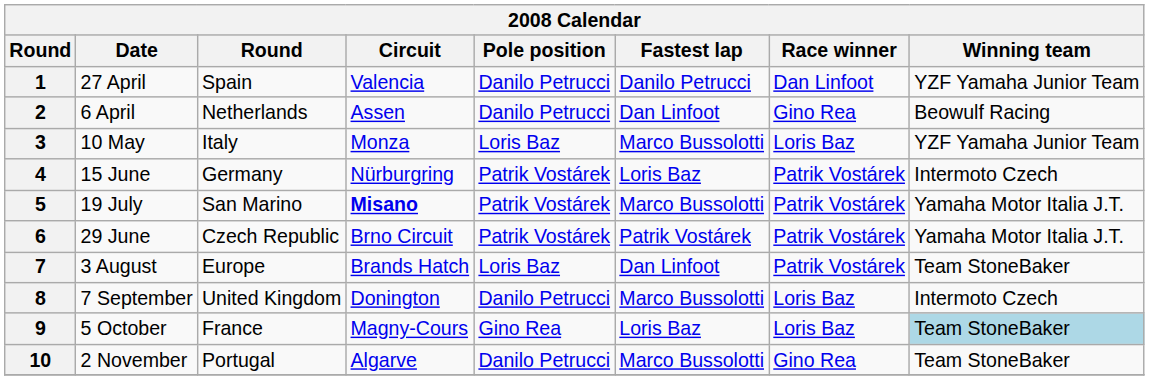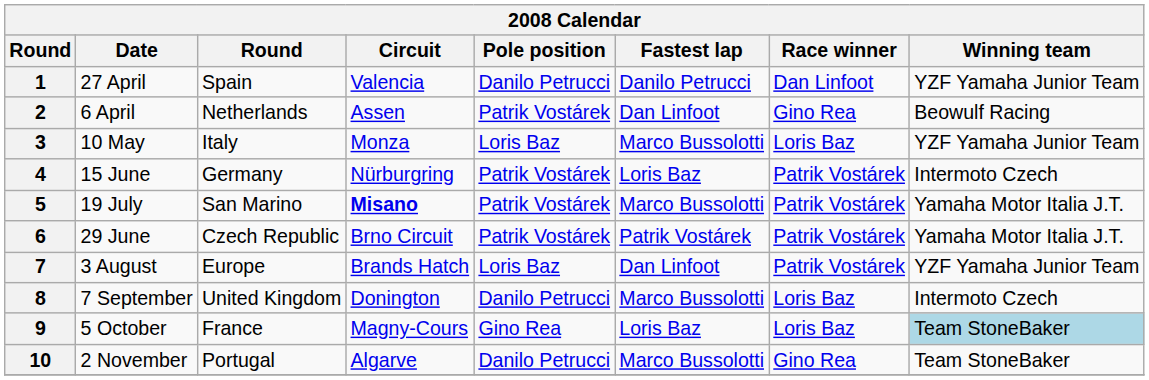(544, 112) Danilo Petrucci -> (544, 112) Patrik Vostárek
(992, 267) Team StoneBaker -> (1027, 267) YZF Yamaha Junior Team
